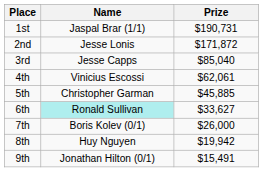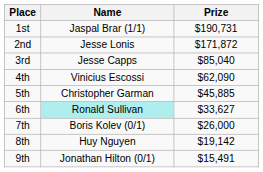(216, 77) $62,061 -> (216, 77) $62,090
(216, 142) $19,942 -> (216, 142) $19,142
